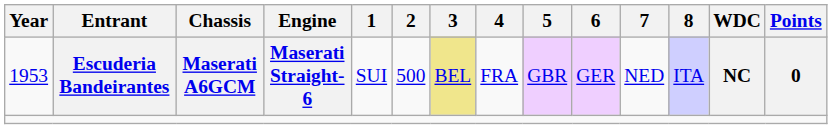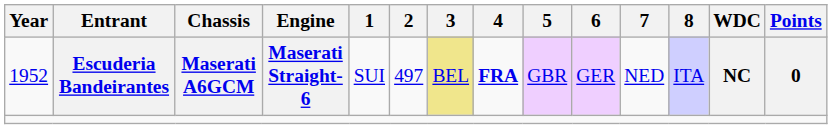(29, 75) 1953 -> (29, 75) 1952
(411, 75) 500 -> (409, 75) 497
(499, 75) normal -> (498, 75) bold
